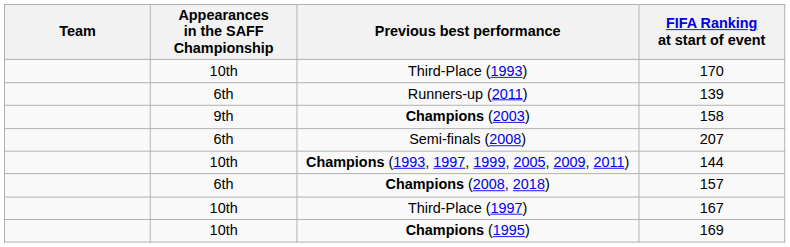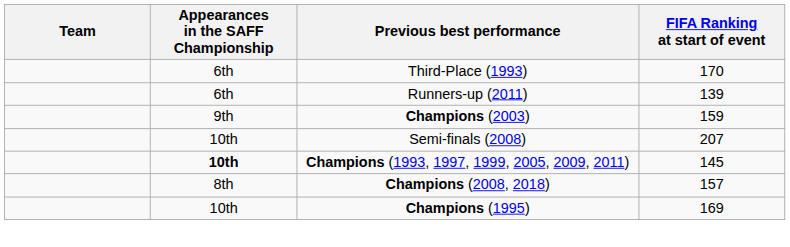(224, 71) 10th -> (224, 71) 6th
(712, 116) 158 -> (712, 116) 159
(224, 139) 6th -> (224, 139) 10th
(224, 162) normal -> (224, 162) bold
(712, 162) 144 -> (712, 162) 145
(224, 185) 6th -> (224, 185) 8th
- row: (468, 208)
